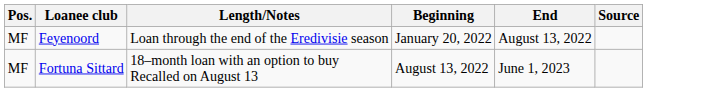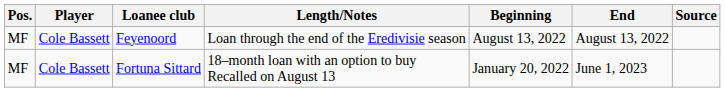+ column: (74, 15)
(443, 37) January 20, 2022 -> (519, 37) August 13, 2022
(442, 68) August 13, 2022 -> (521, 68) January 20, 2022
